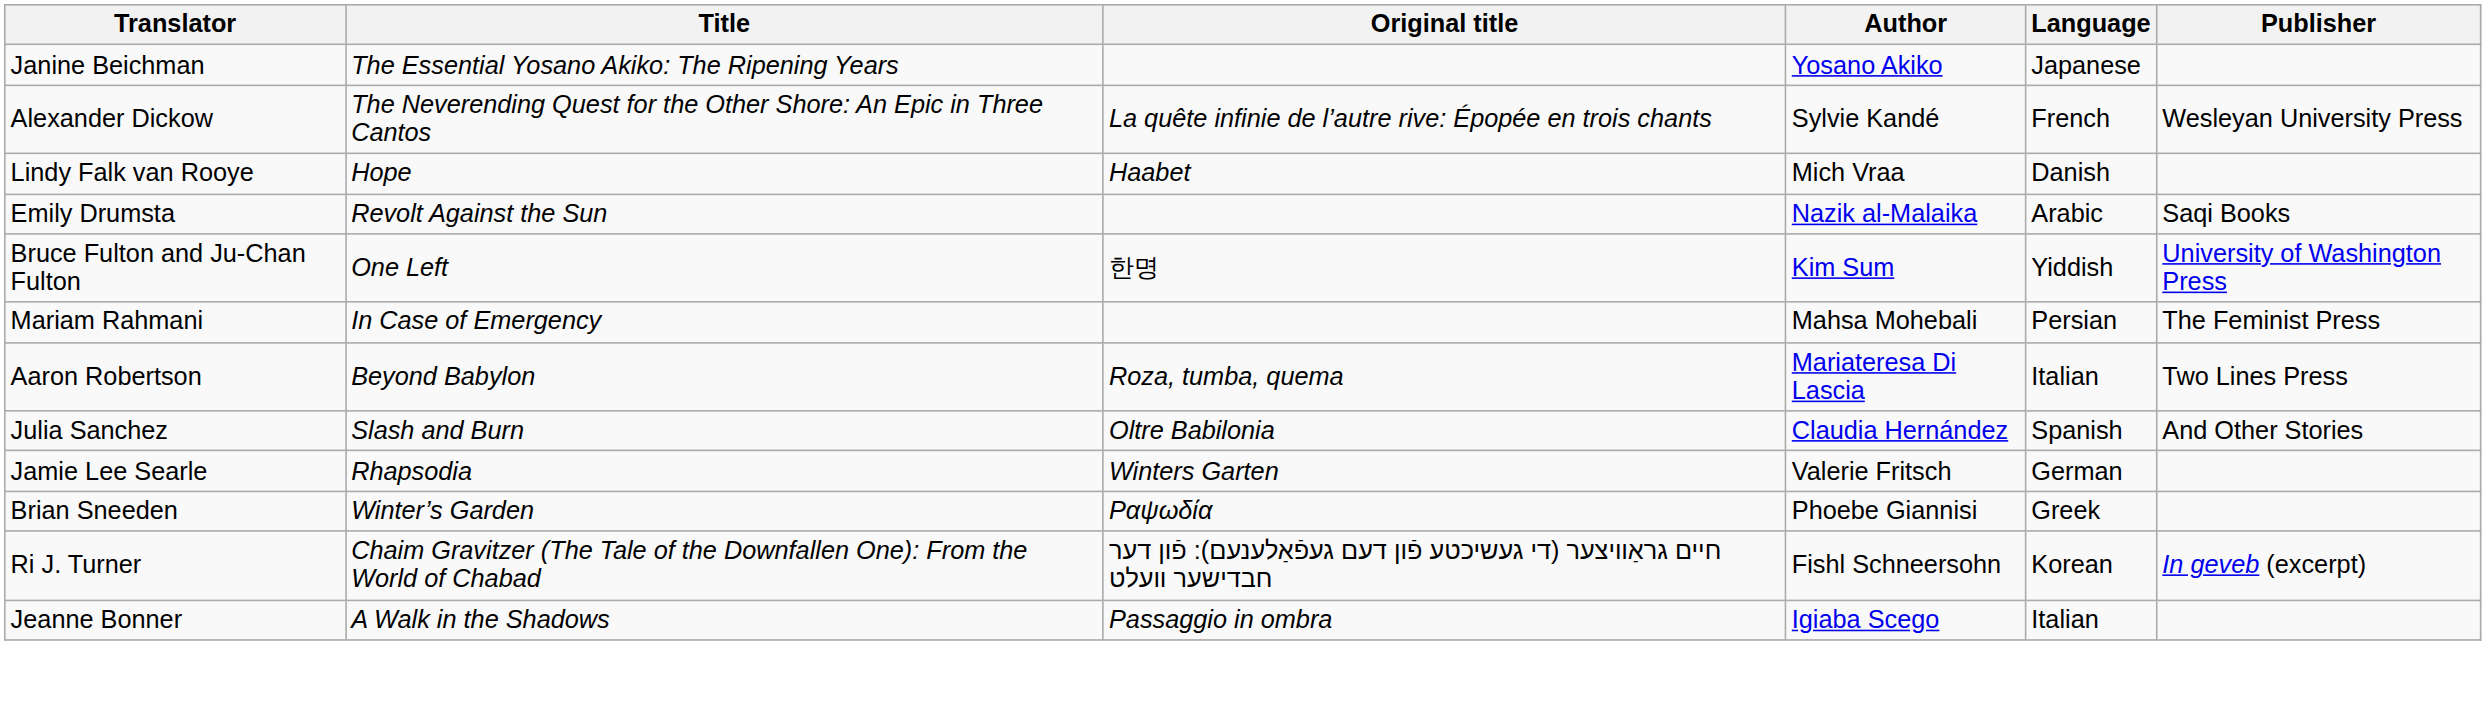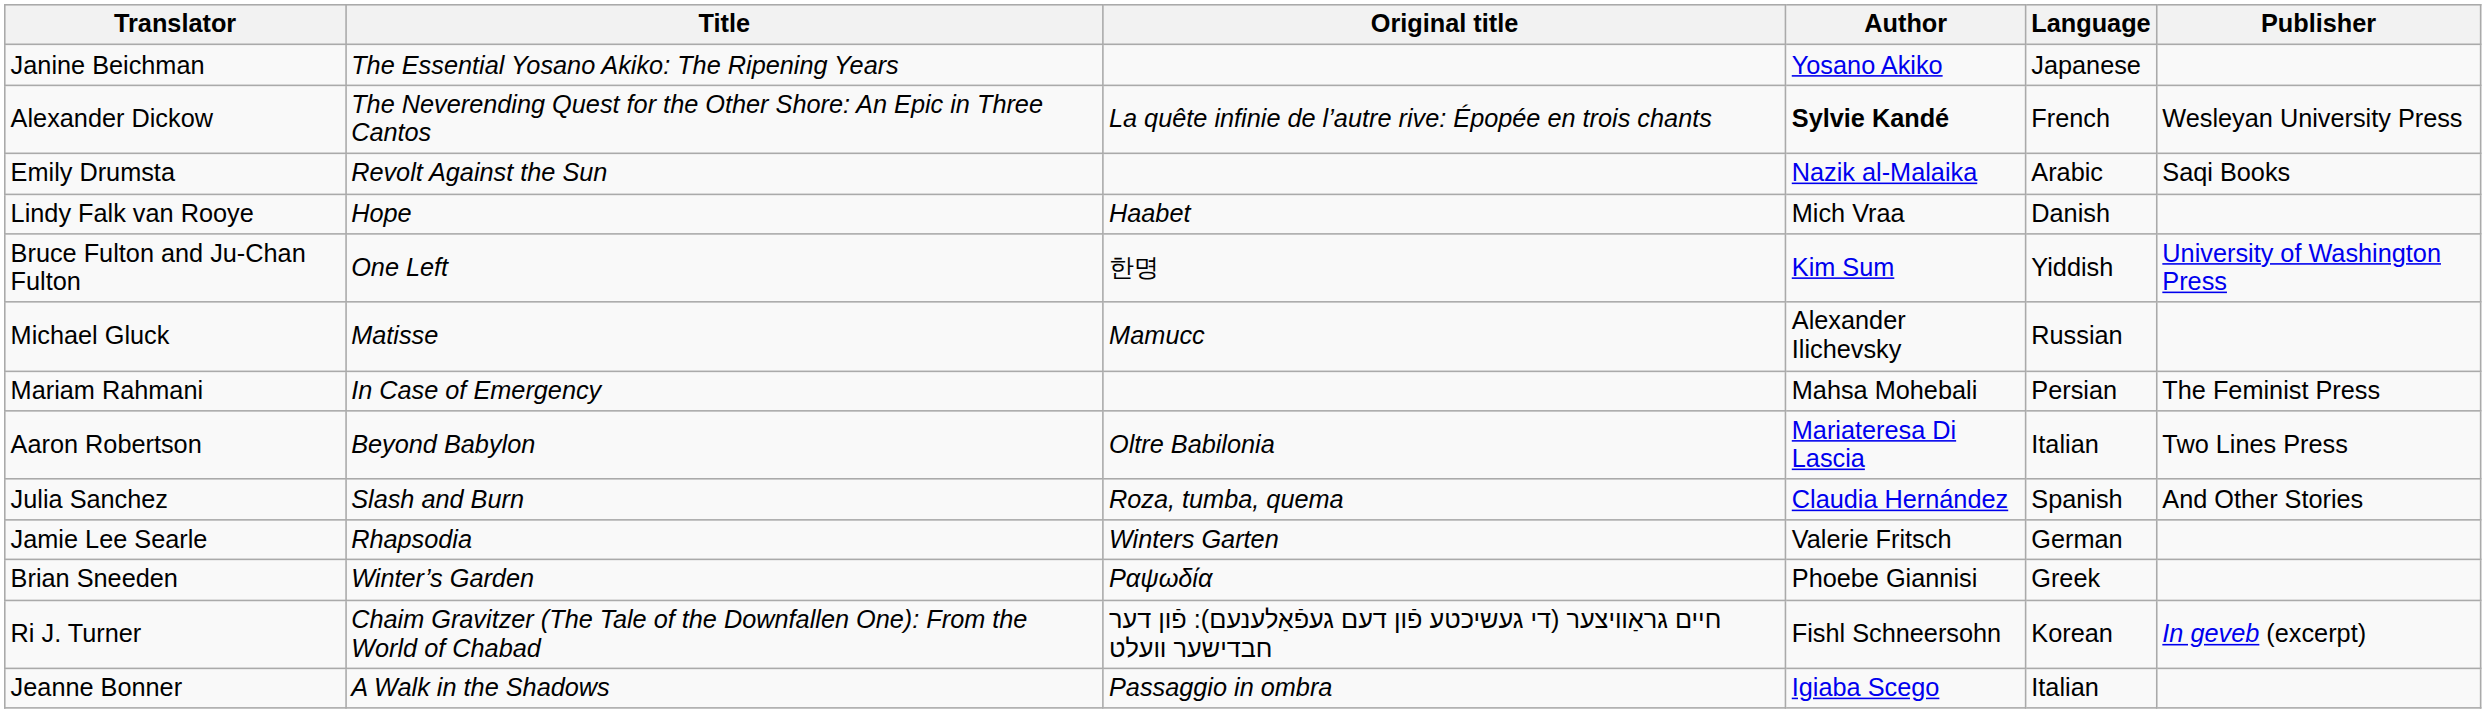(1866, 118) normal -> (1870, 118) bold
rows swapped: (93, 213) <-> (132, 173)
+ row: (90, 336)
(1226, 376) Roza, tumba, quema -> (1192, 444) Oltre Babilonia
(1192, 430) Oltre Babilonia -> (1226, 499) Roza, tumba, quema
